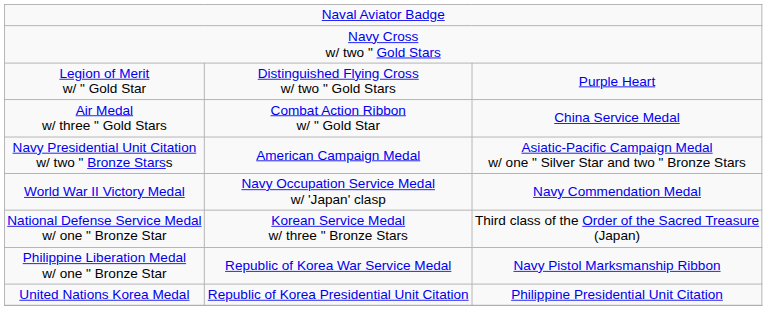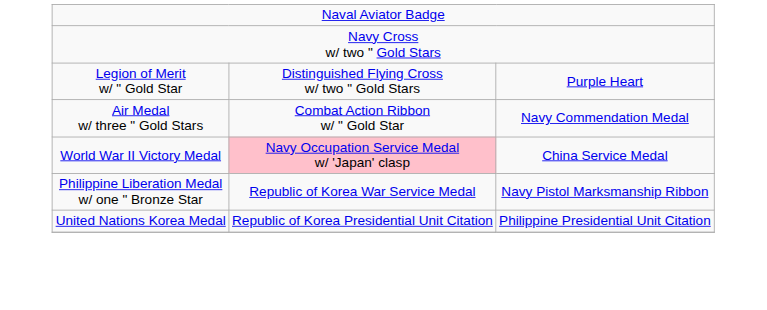(617, 118) China Service Medal -> (605, 118) Navy Commendation Medal
- row: (104, 155)
(338, 191) no background -> (362, 155) pink background
(617, 191) Navy Commendation Medal -> (605, 155) China Service Medal
- row: (104, 228)
